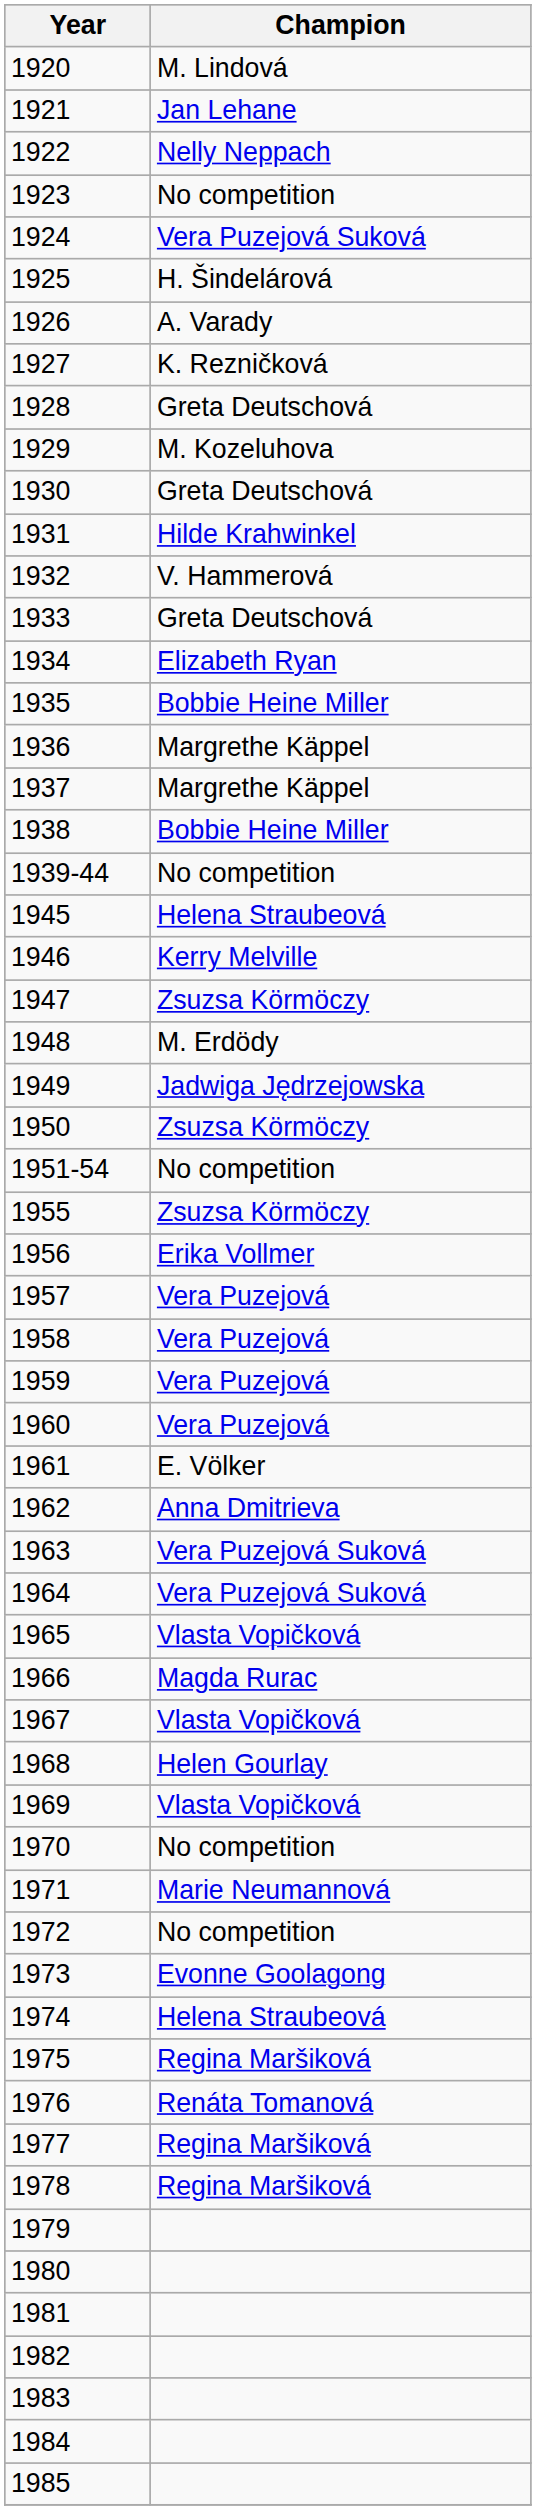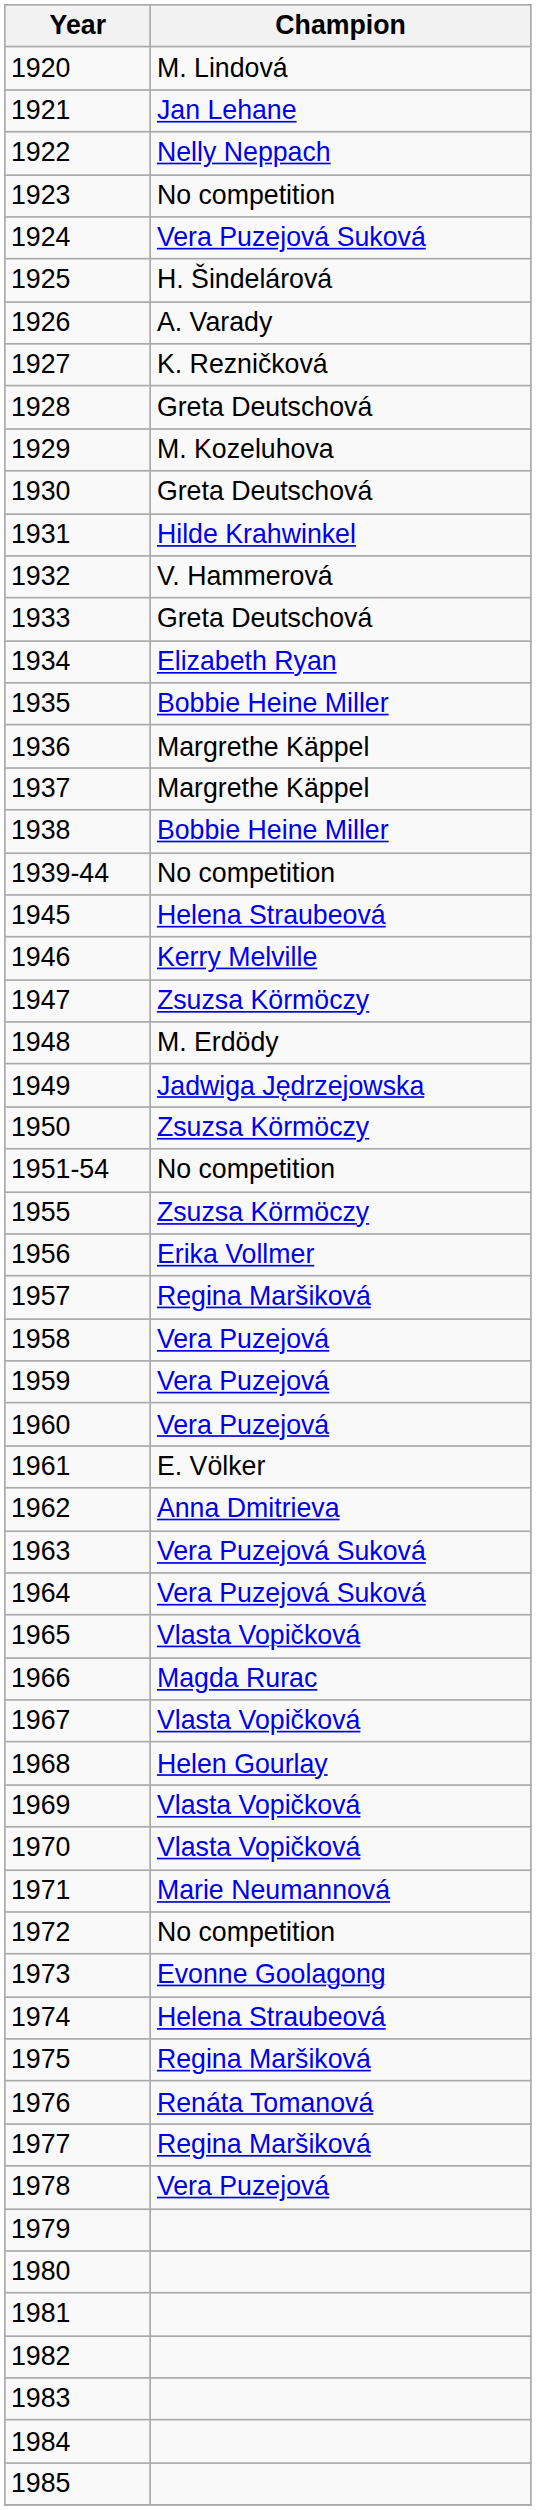(243, 1296) Vera Puzejová -> (264, 1296) Regina Maršiková
(246, 1847) No competition -> (259, 1847) Vlasta Vopičková
(264, 2186) Regina Maršiková -> (243, 2186) Vera Puzejová
